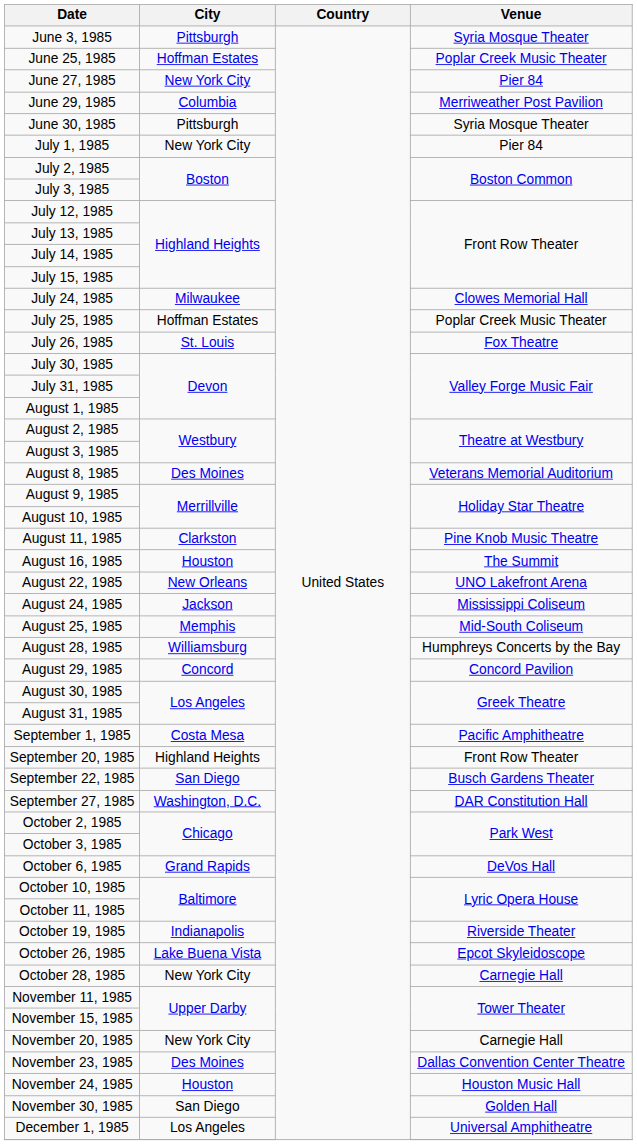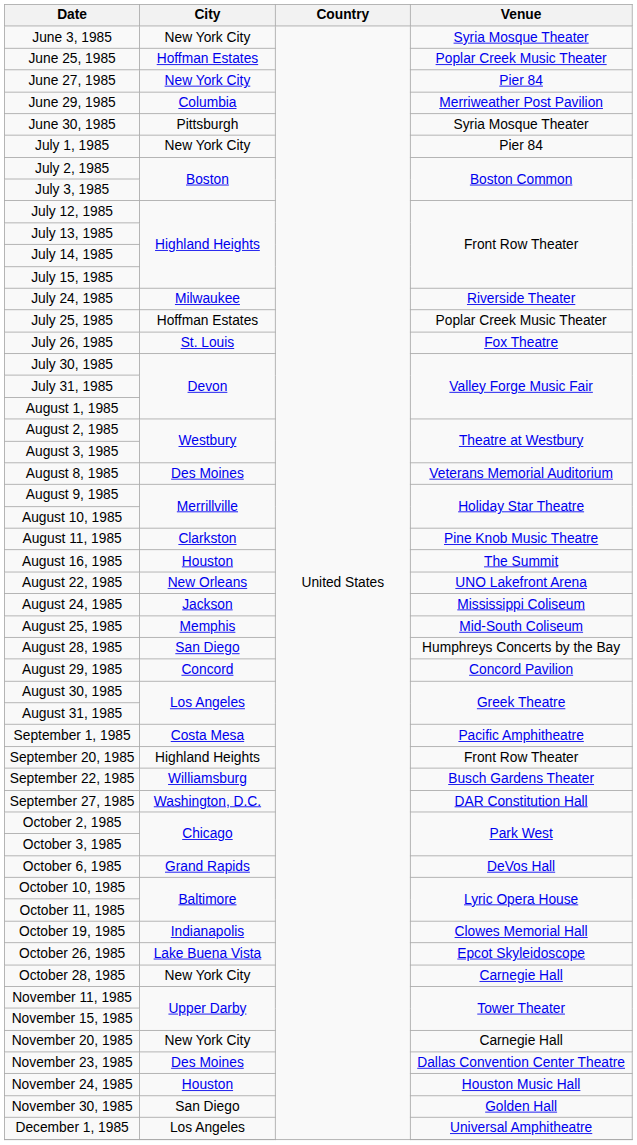(207, 37) Pittsburgh -> (207, 37) New York City
(521, 299) Clowes Memorial Hall -> (521, 299) Riverside Theater
(207, 648) Williamsburg -> (207, 648) San Diego
(207, 779) San Diego -> (207, 779) Williamsburg
(521, 931) Riverside Theater -> (521, 931) Clowes Memorial Hall
